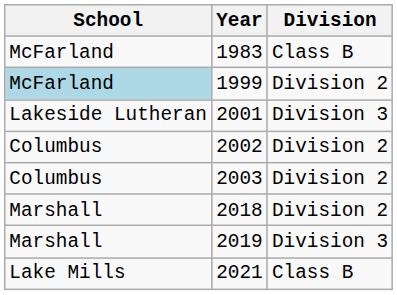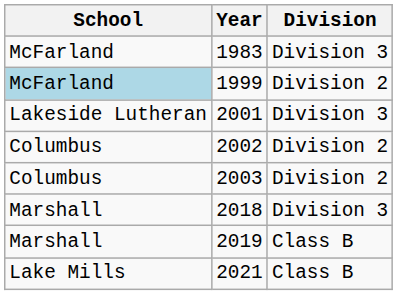(313, 52) Class B -> (330, 52) Division 3
(330, 210) Division 2 -> (330, 210) Division 3
(330, 242) Division 3 -> (313, 242) Class B
